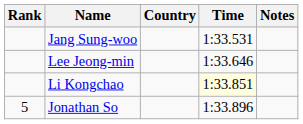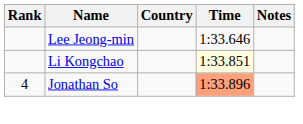- row: (93, 38)
(25, 107) 5 -> (25, 84) 4
(228, 107) no background -> (225, 84) lightsalmon background
